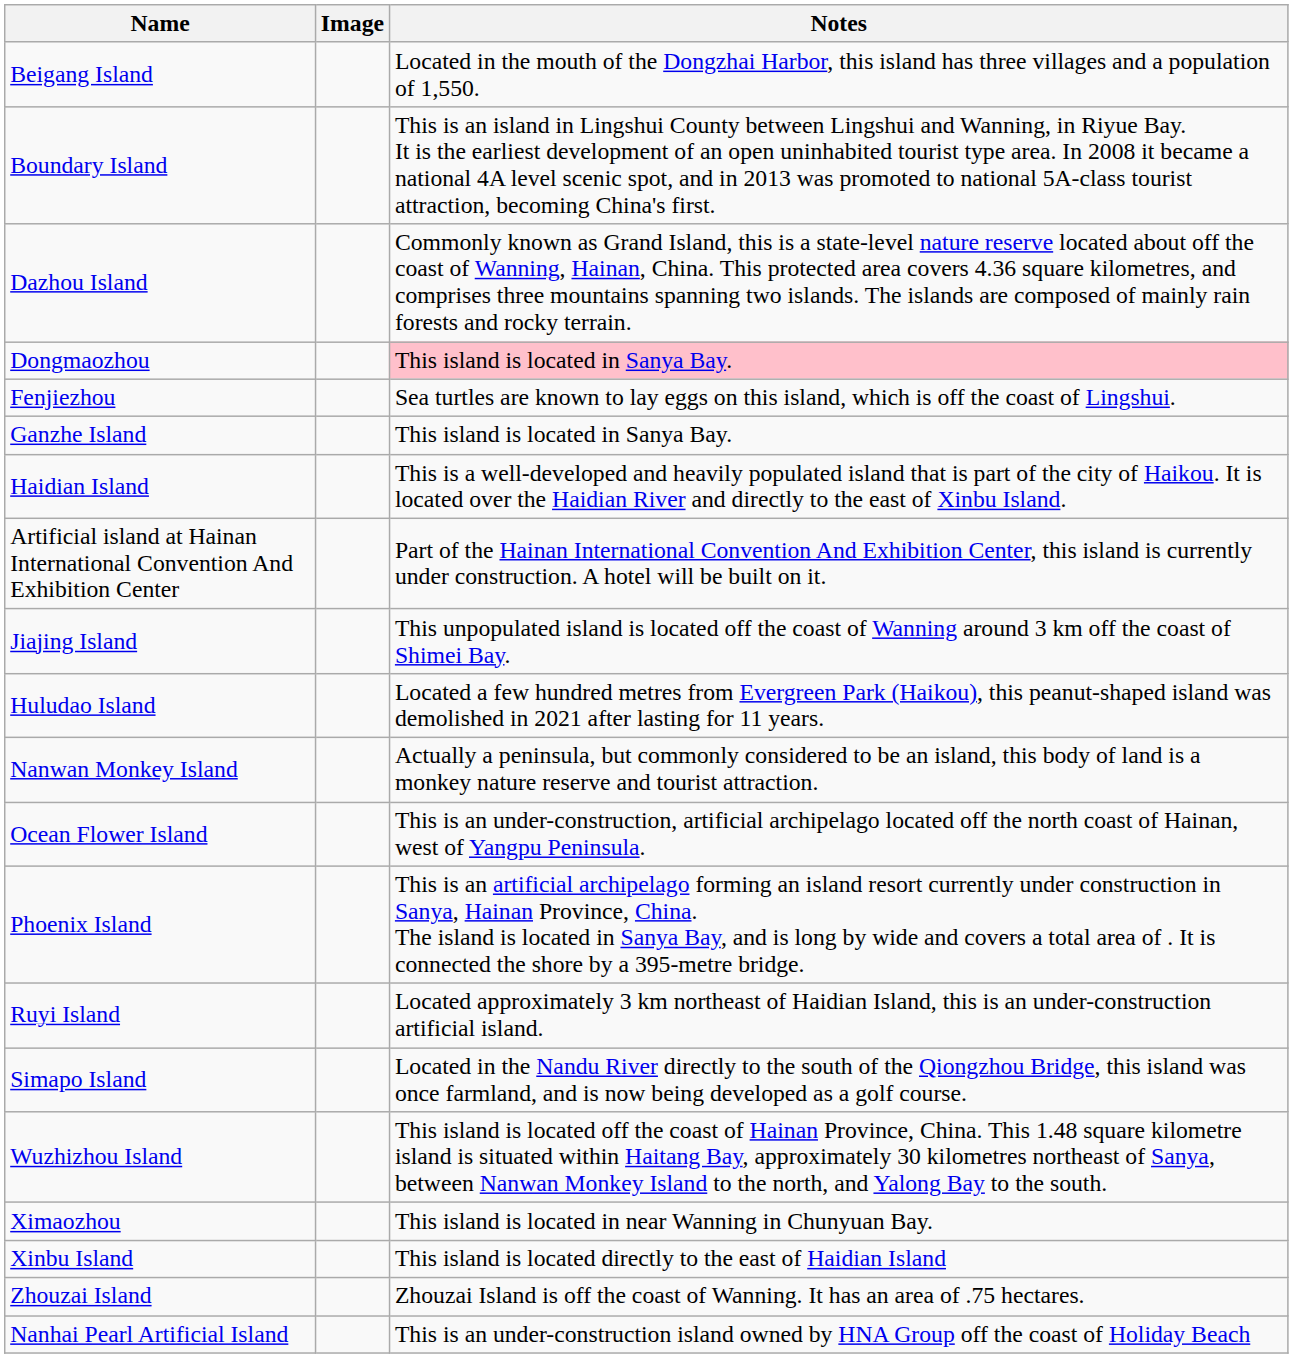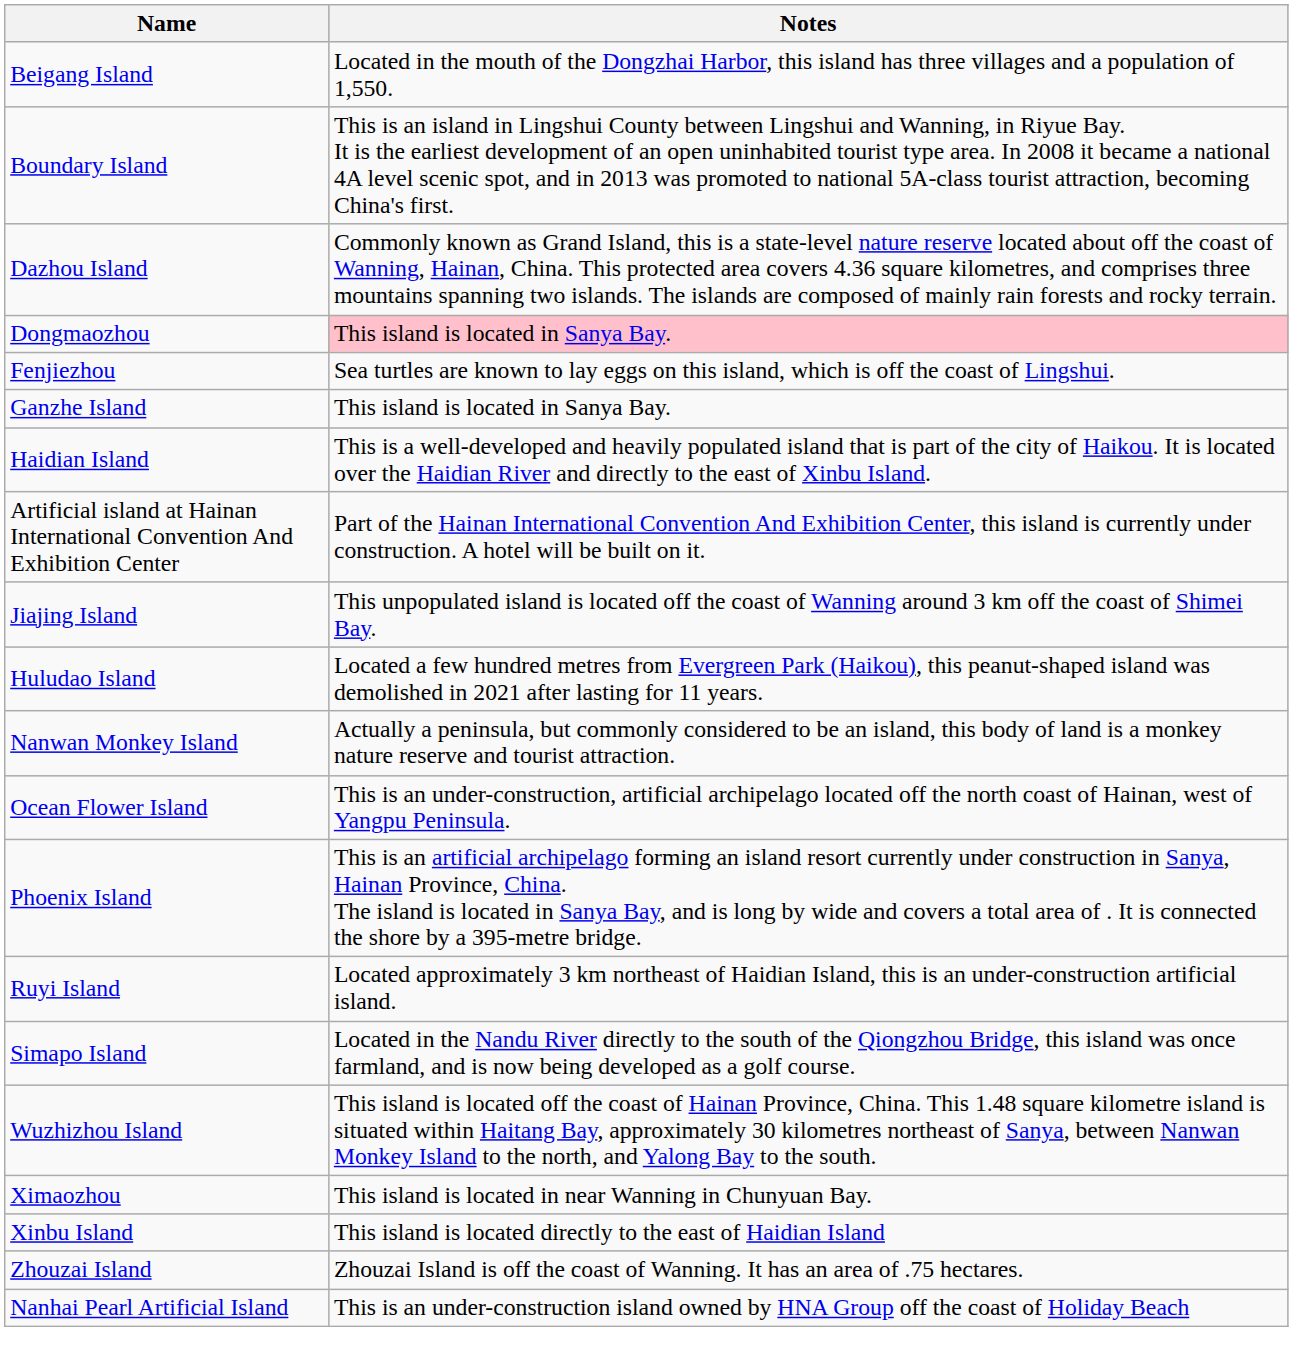- column: (352, 23)
